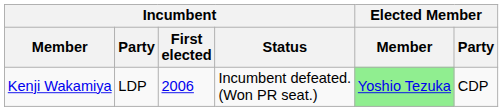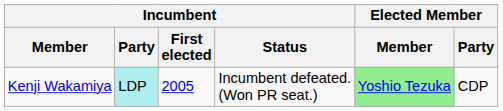(133, 86) no background -> (133, 86) paleturquoise background
(178, 86) 2006 -> (178, 86) 2005
